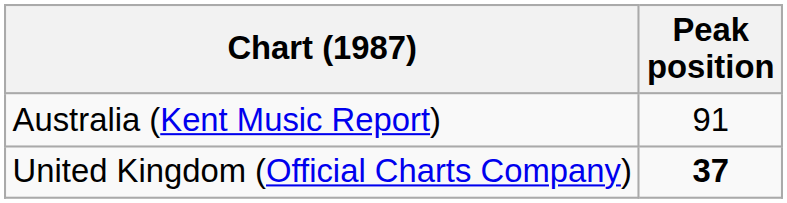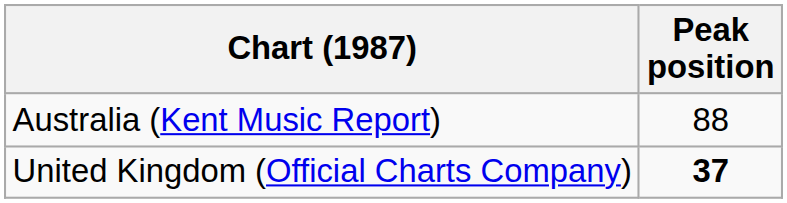(711, 119) 91 -> (711, 119) 88
